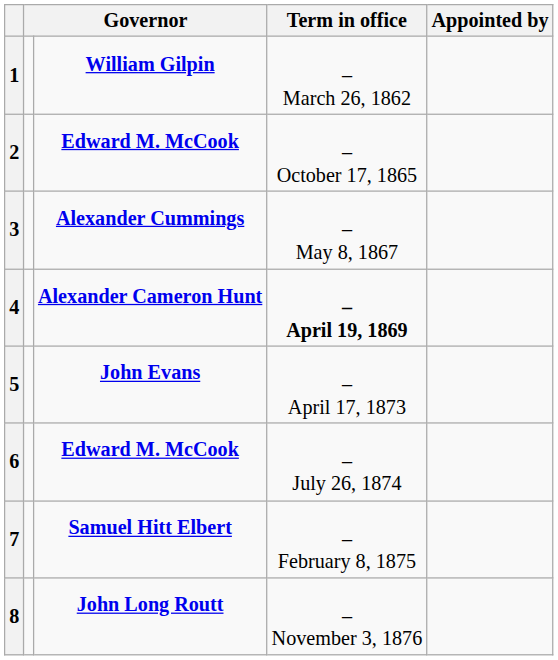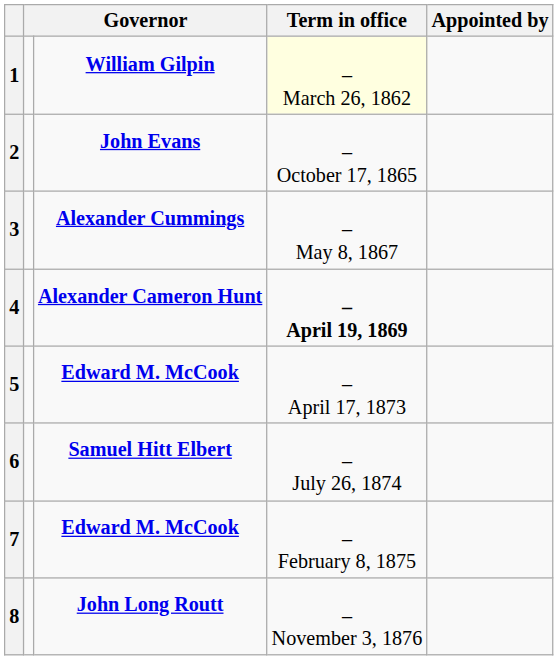(347, 86) no background -> (347, 86) lightyellow background
(150, 141) Edward M. McCook -> (150, 141) John Evans
(150, 373) John Evans -> (150, 373) Edward M. McCook
(150, 450) Edward M. McCook -> (150, 450) Samuel Hitt Elbert
(150, 527) Samuel Hitt Elbert -> (150, 527) Edward M. McCook
